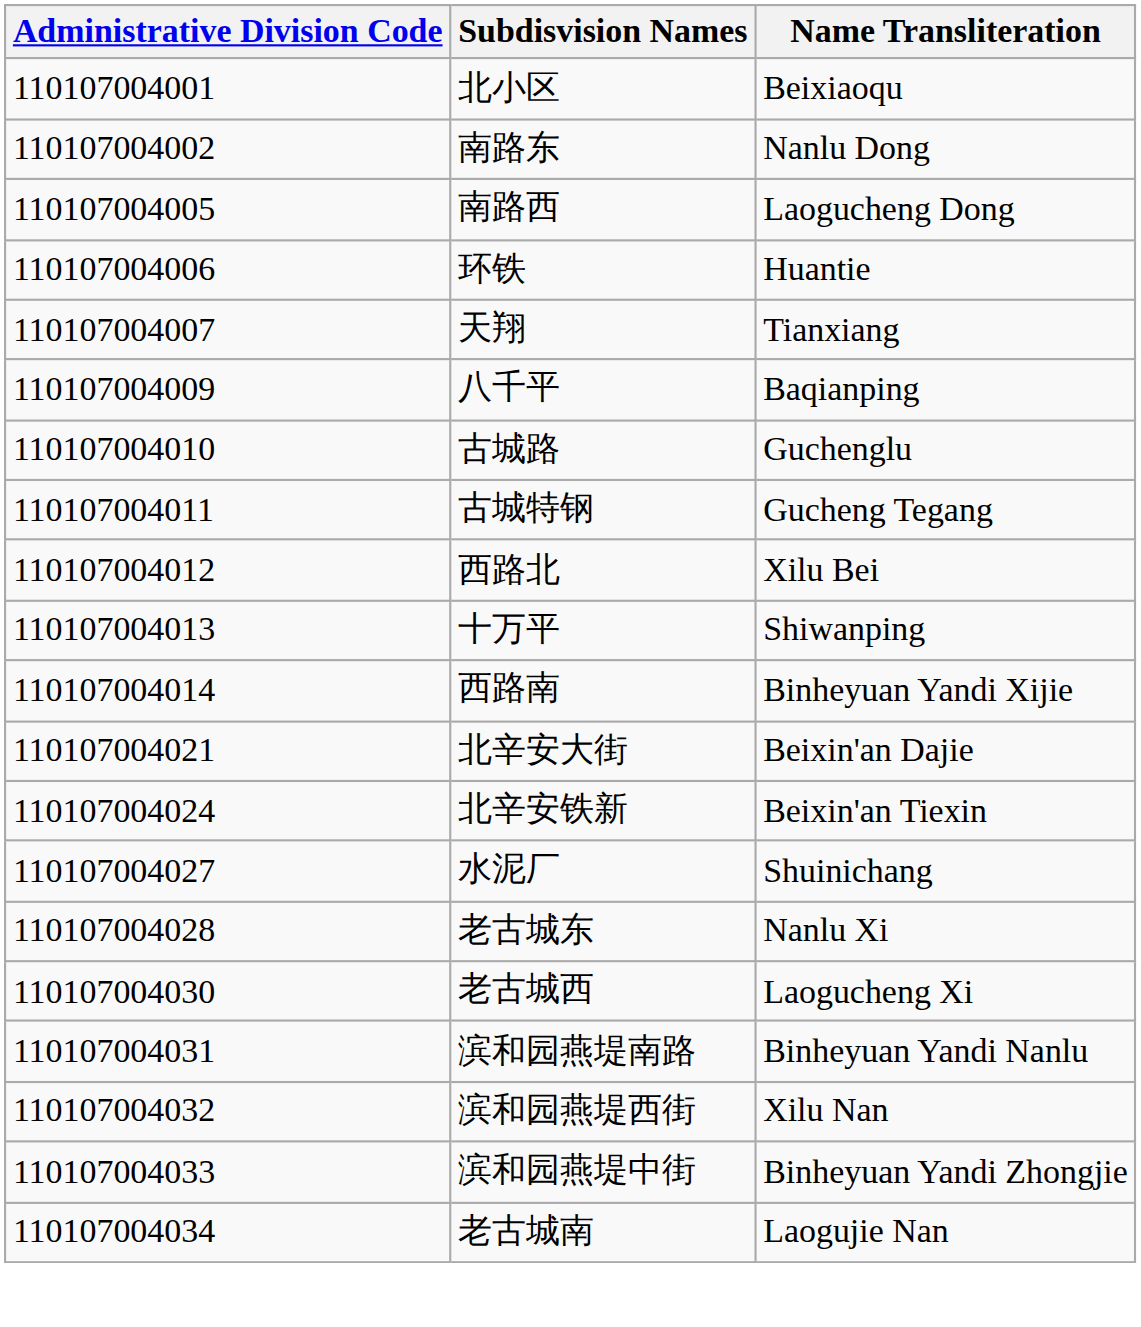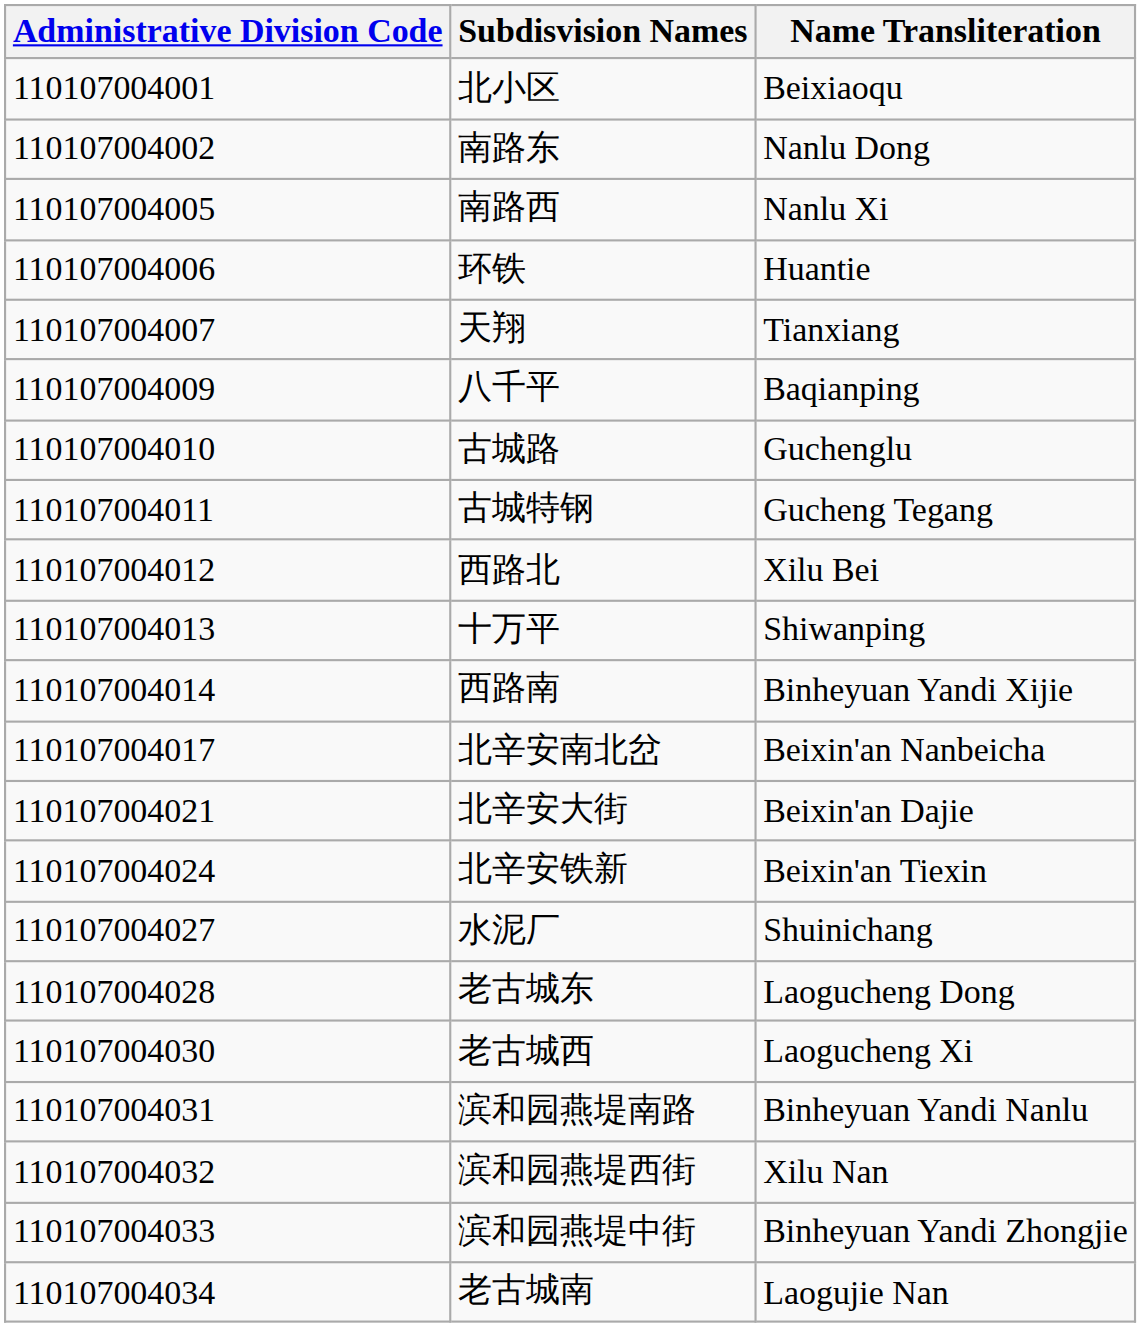(889, 208) Laogucheng Dong -> (826, 208) Nanlu Xi
+ row: (560, 749)
(826, 930) Nanlu Xi -> (889, 990) Laogucheng Dong
